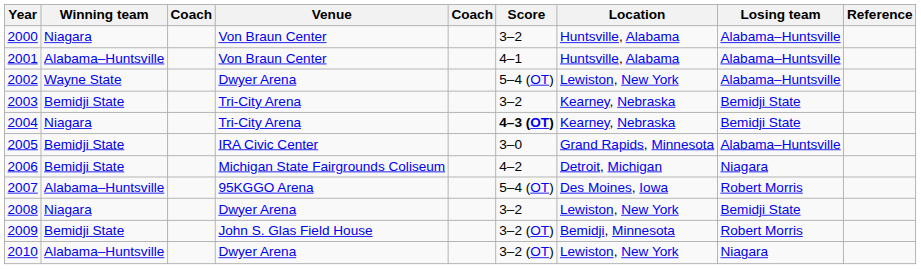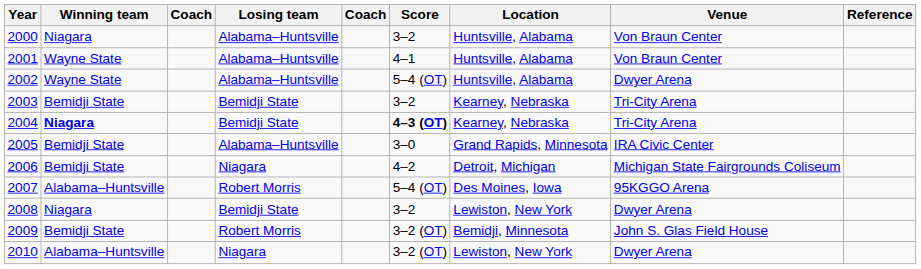columns swapped: (781, 15) <-> (332, 15)
(104, 58) Alabama–Huntsville -> (83, 58) Wayne State
(619, 79) Lewiston, New York -> (513, 79) Huntsville, Alabama
(68, 123) normal -> (69, 123) bold
